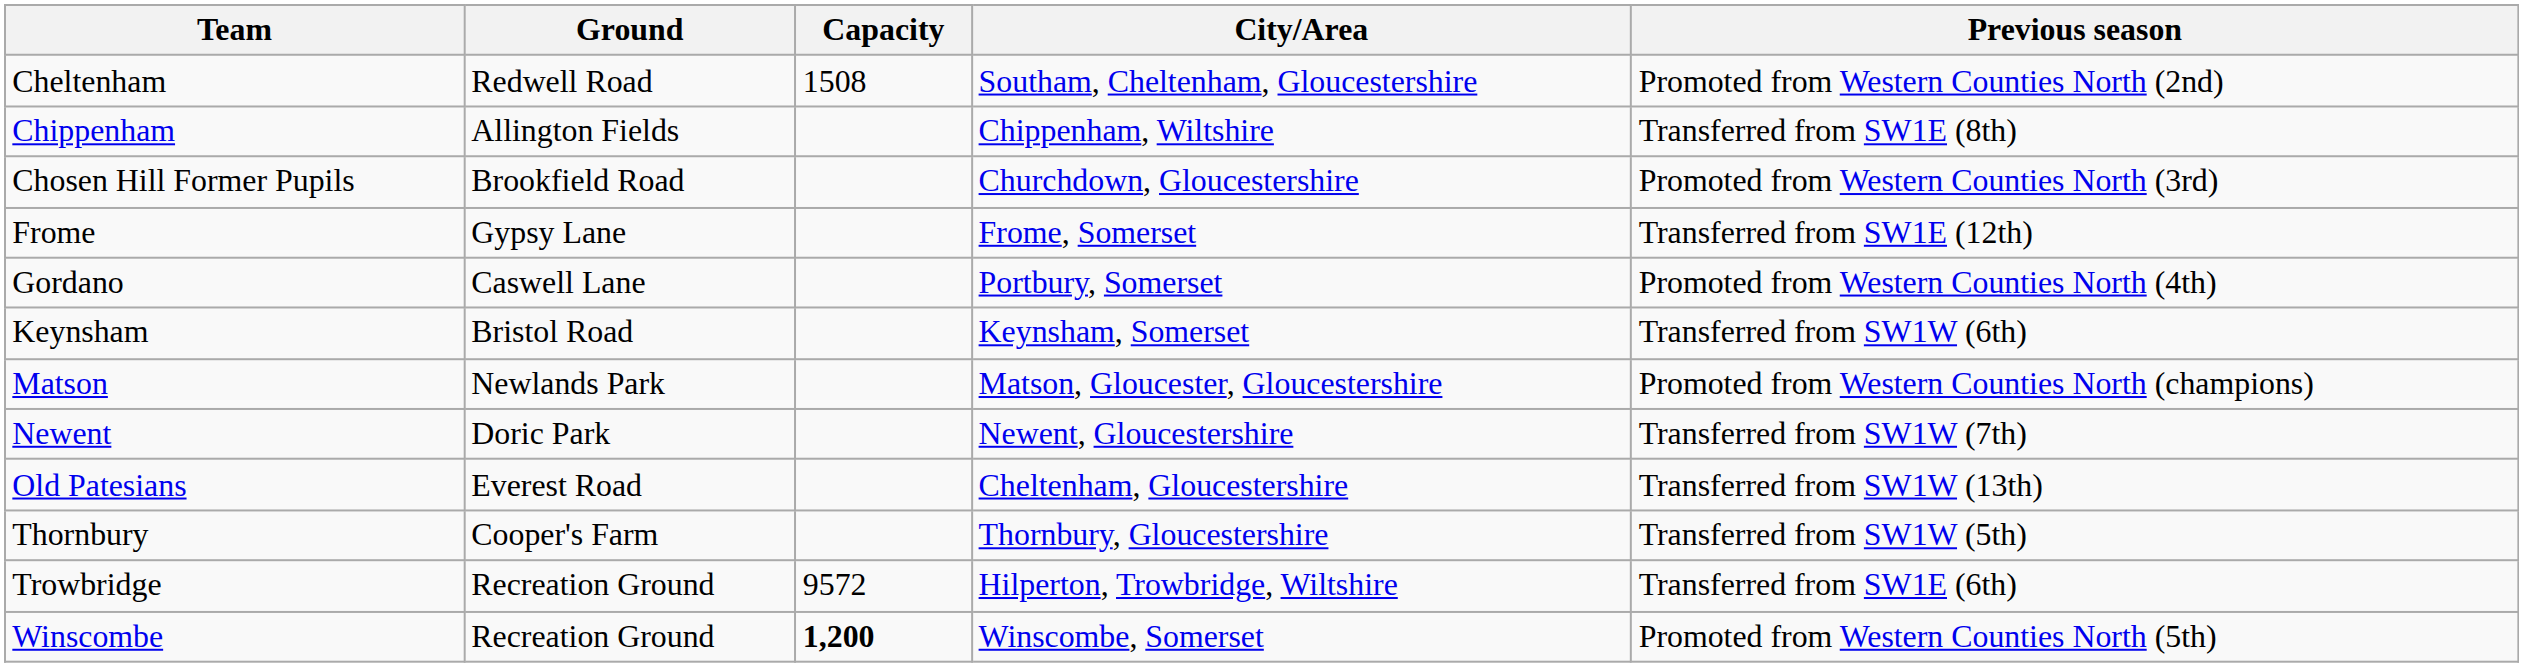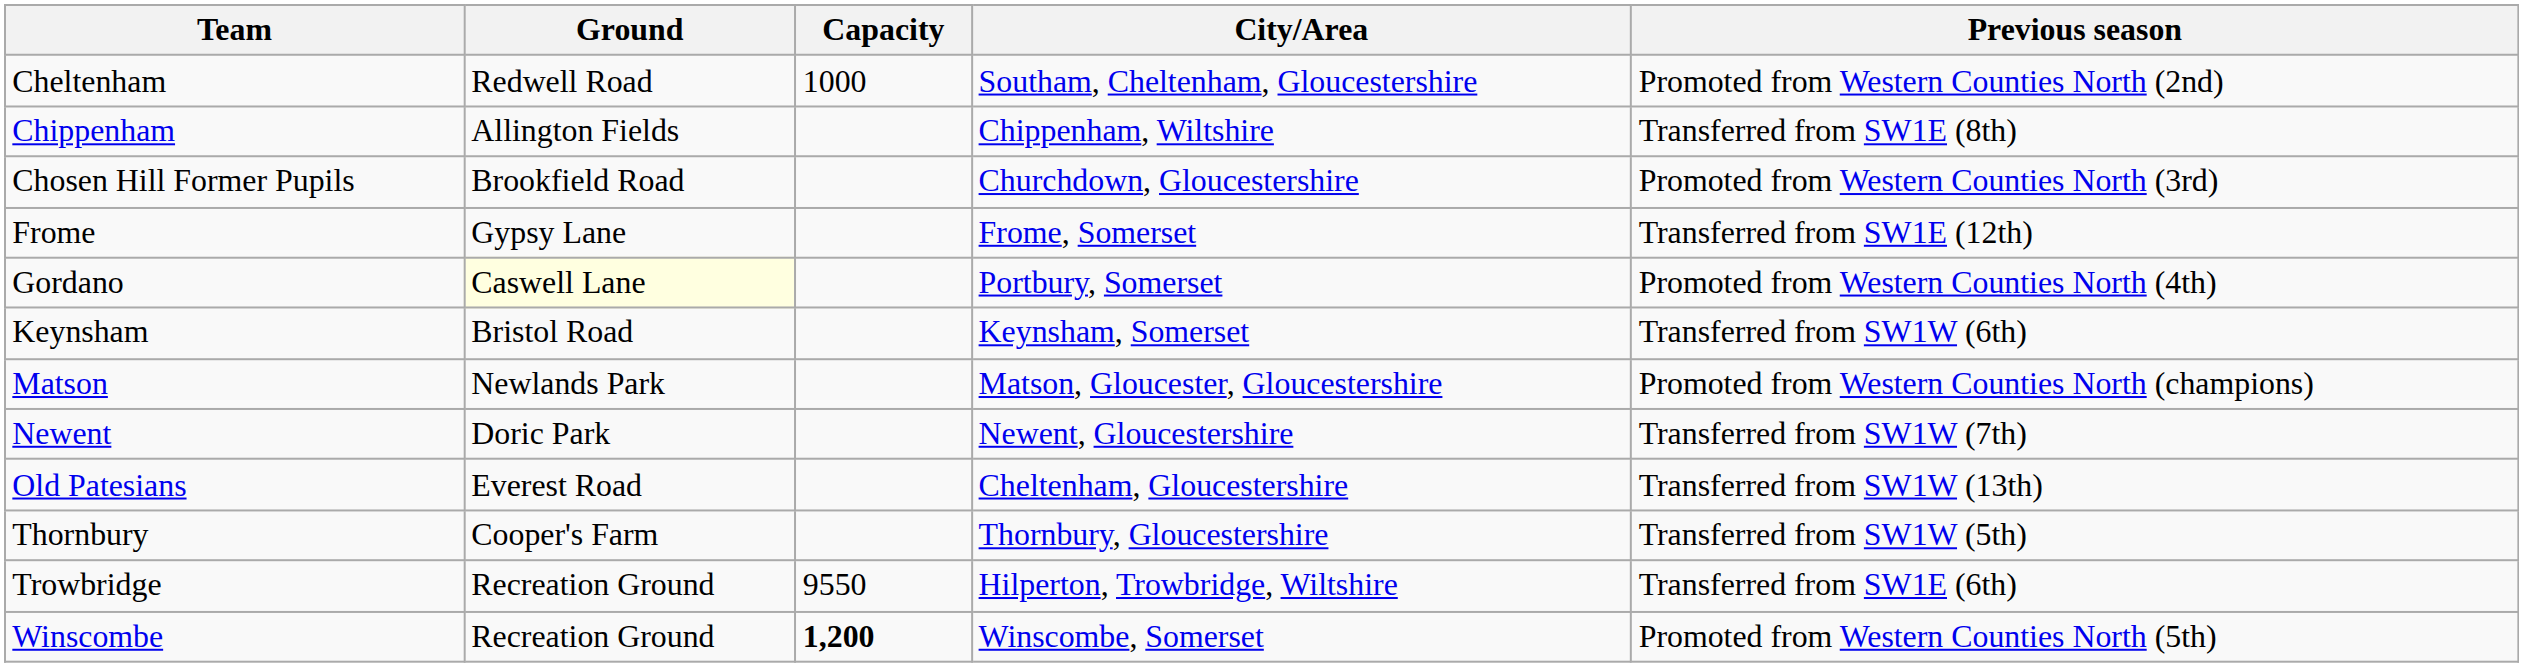(835, 80) 1508 -> (835, 80) 1000
(558, 282) no background -> (558, 282) lightyellow background
(835, 585) 9572 -> (835, 585) 9550
